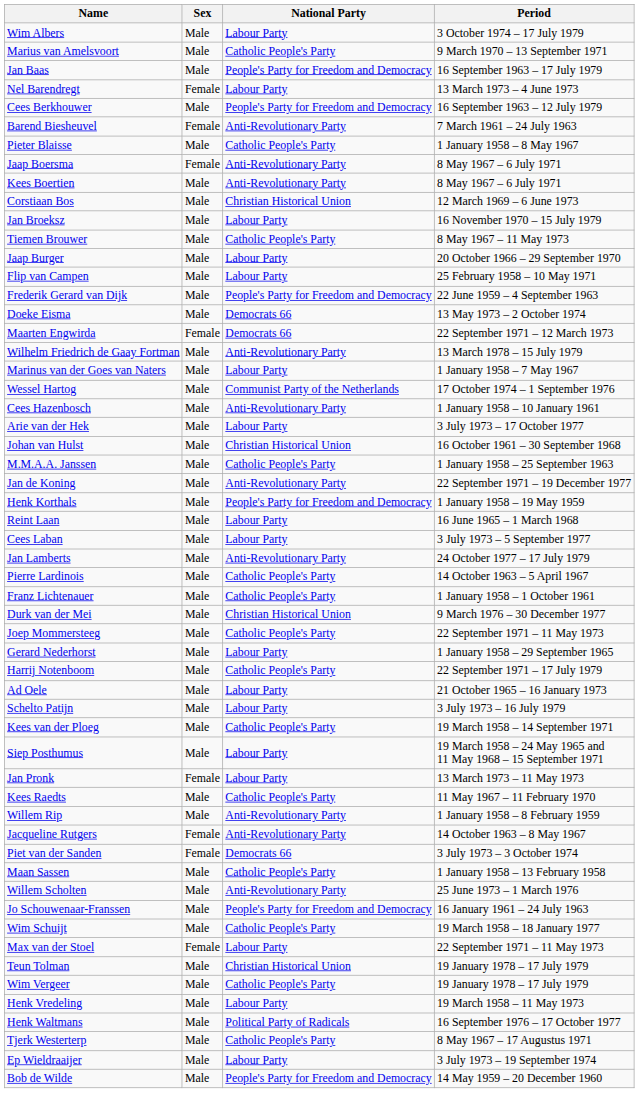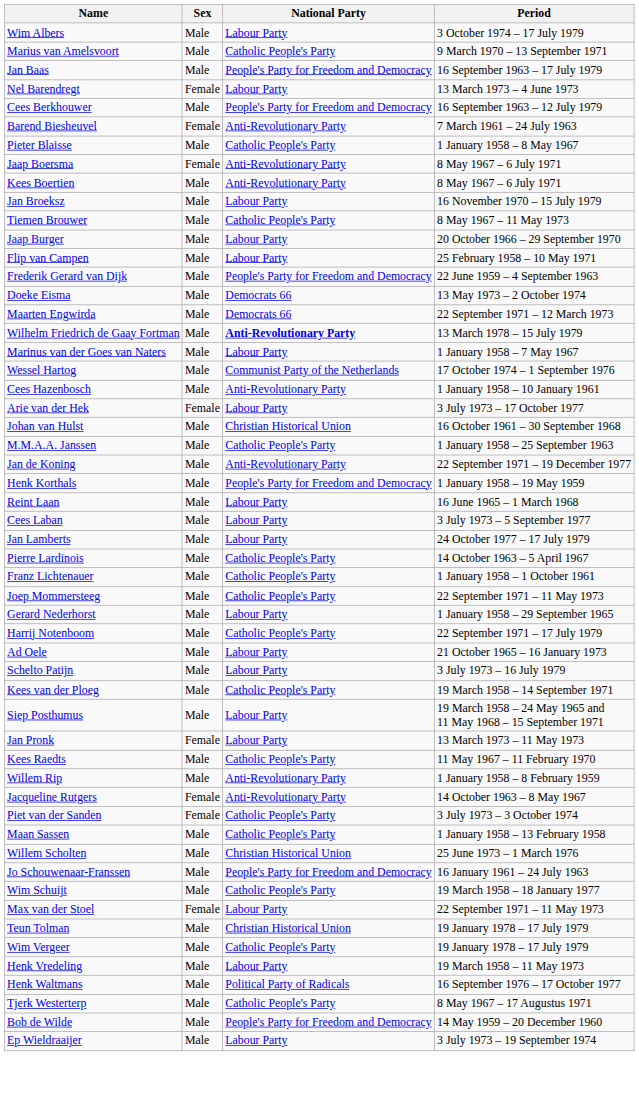- row: (40, 201)
(202, 333) Female -> (197, 314) Male
(286, 351) normal -> (290, 333) bold
(197, 426) Male -> (202, 408) Female
(286, 558) Anti-Revolutionary Party -> (256, 539) Labour Party
- row: (49, 614)
(258, 853) Democrats 66 -> (280, 815) Catholic People's Party
(286, 890) Anti-Revolutionary Party -> (288, 853) Christian Historical Union
rows swapped: (44, 1059) <-> (40, 1078)
